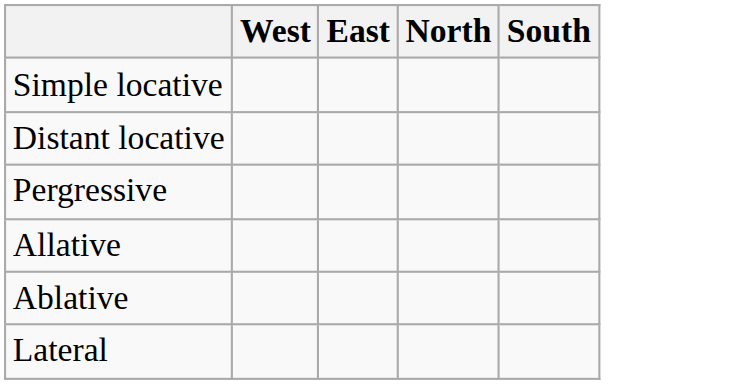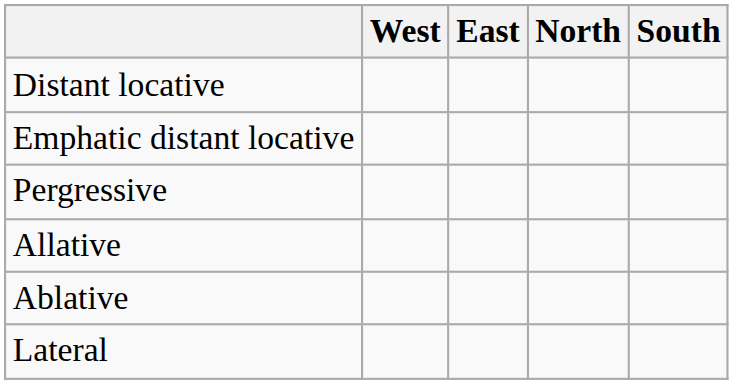- row: (118, 84)
+ row: (184, 137)
